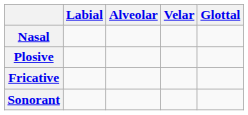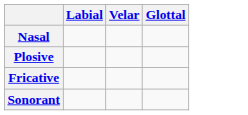- column: (133, 15)
